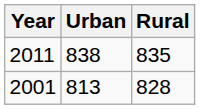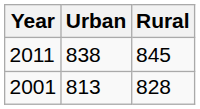(153, 54) 835 -> (153, 54) 845
